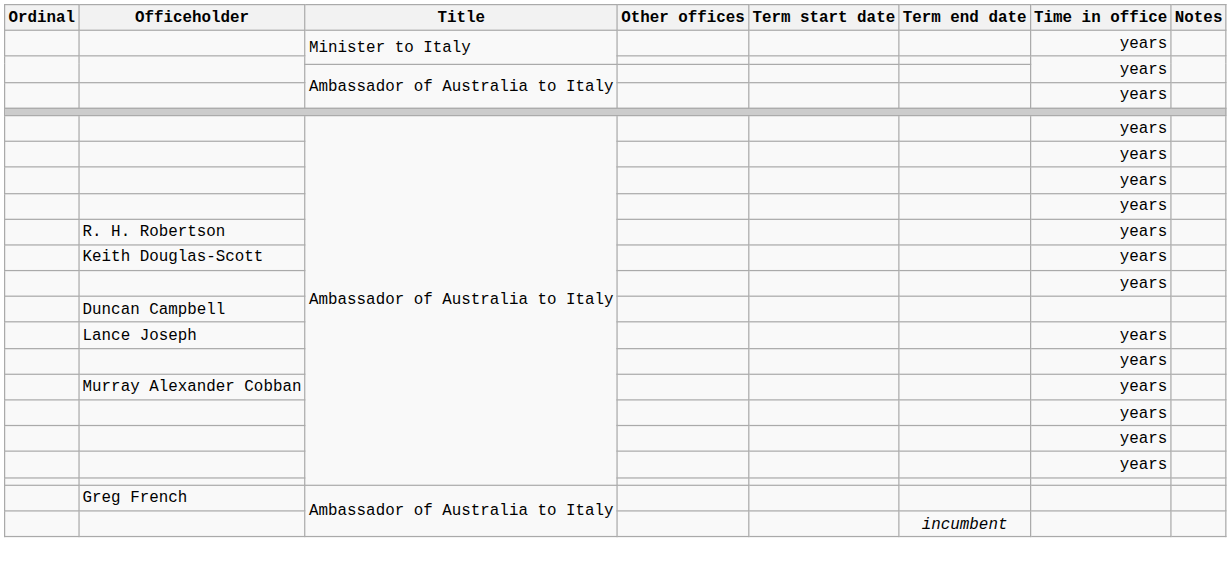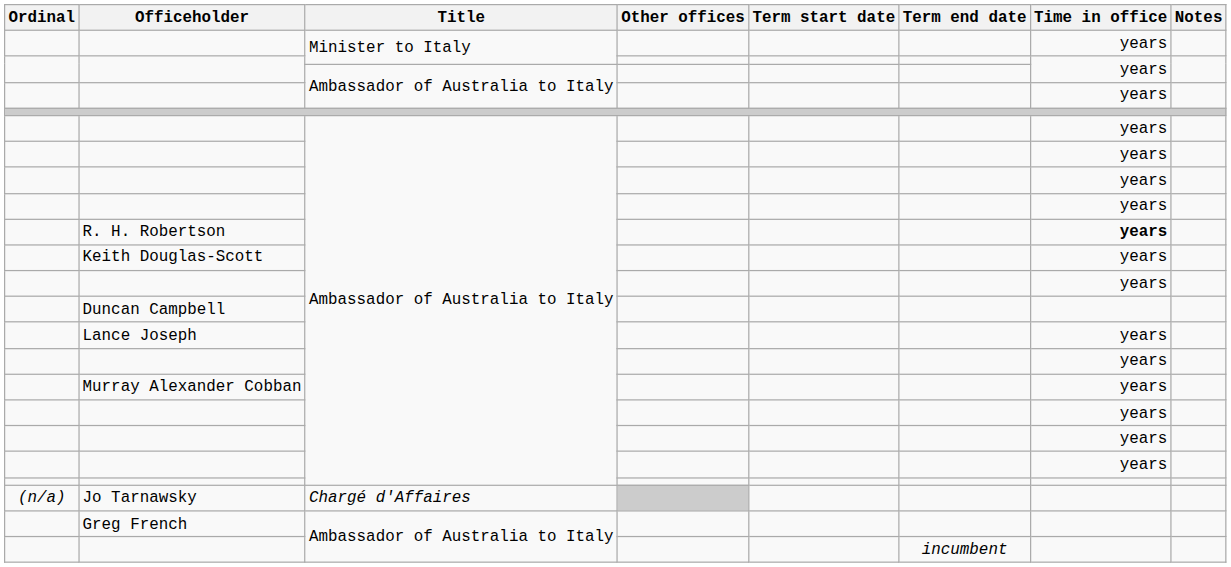(1143, 232) normal -> (1143, 232) bold
+ row: (140, 498)
